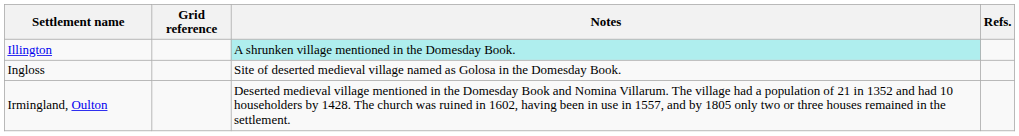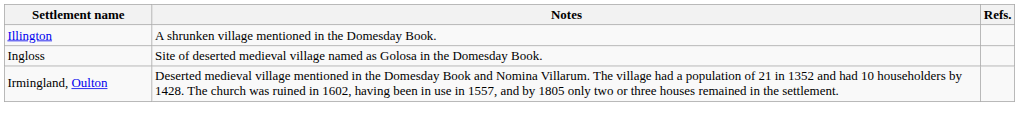- column: (192, 22)
(375, 49) paleturquoise background -> (296, 35) no background
